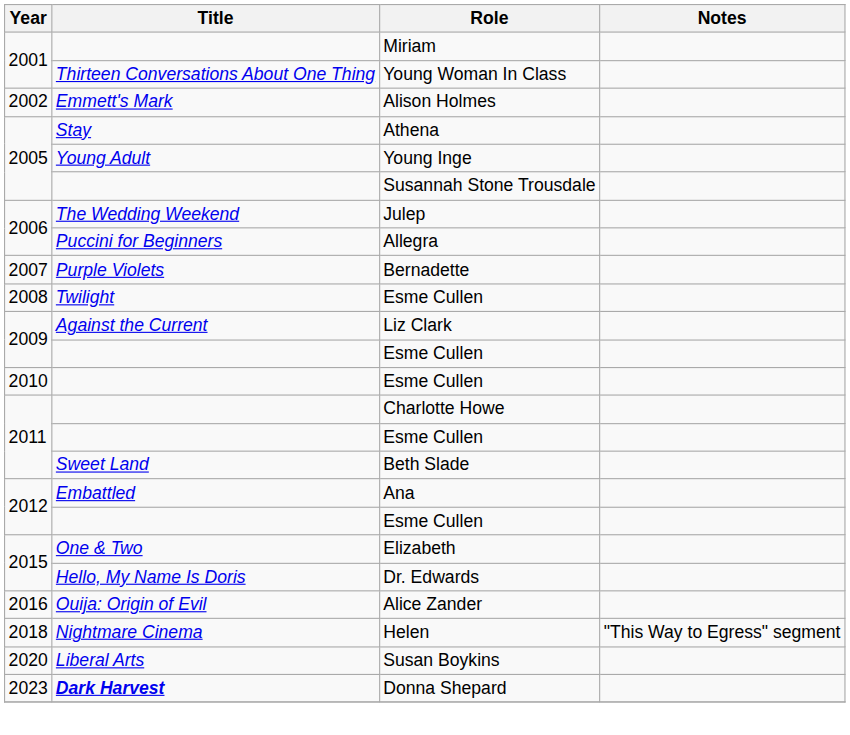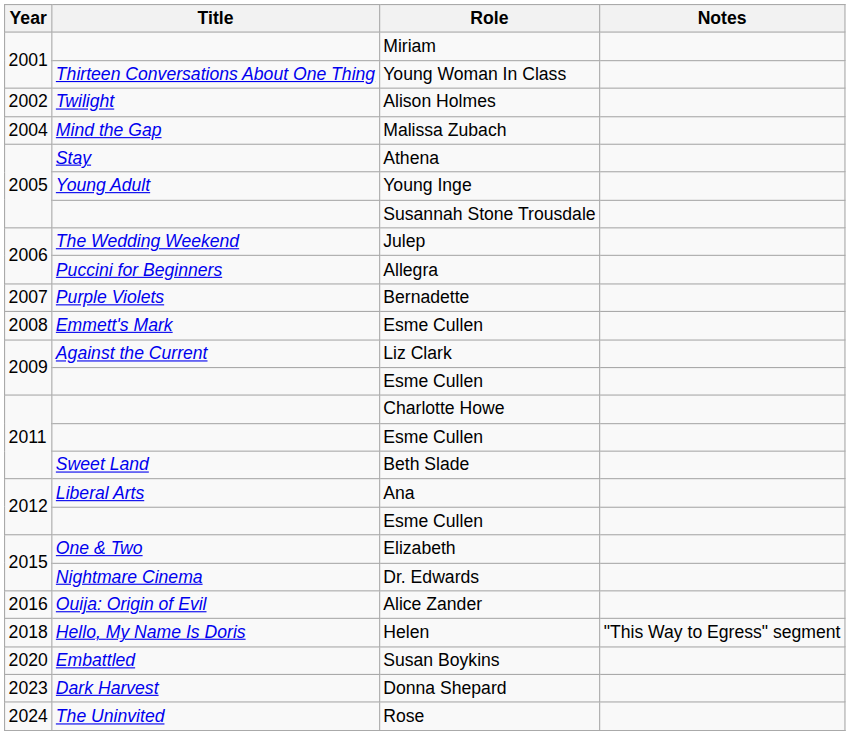(114, 102) Emmett's Mark -> (85, 102) Twilight
+ row: (28, 130)
(85, 297) Twilight -> (114, 325) Emmett's Mark
- row: (28, 381)
(95, 492) Embattled -> (100, 492) Liberal Arts
(151, 576) Hello, My Name Is Doris -> (129, 576) Nightmare Cinema
(129, 632) Nightmare Cinema -> (151, 632) Hello, My Name Is Doris
(100, 660) Liberal Arts -> (95, 660) Embattled
(110, 688) bold -> (107, 688) normal
+ row: (28, 716)
